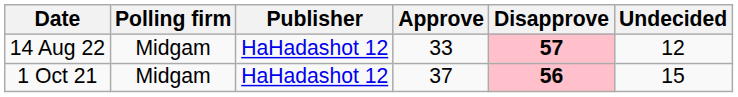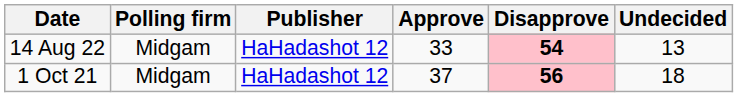(551, 48) 57 -> (551, 48) 54
(673, 48) 12 -> (673, 48) 13
(673, 77) 15 -> (673, 77) 18
